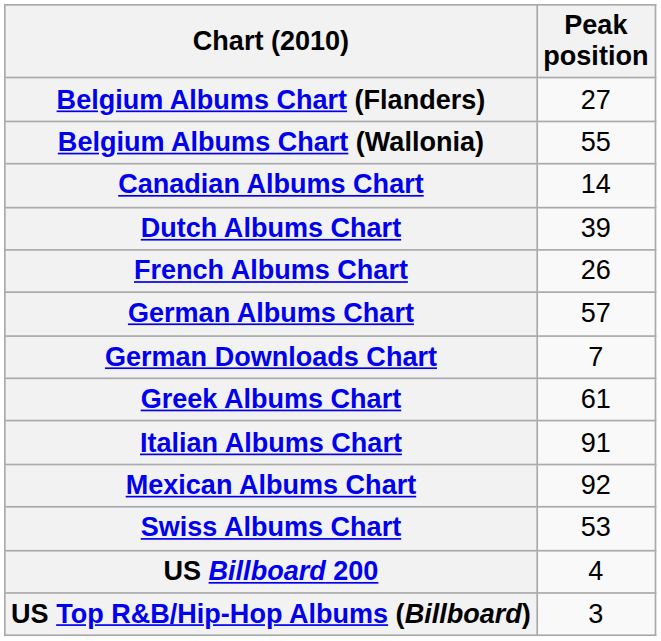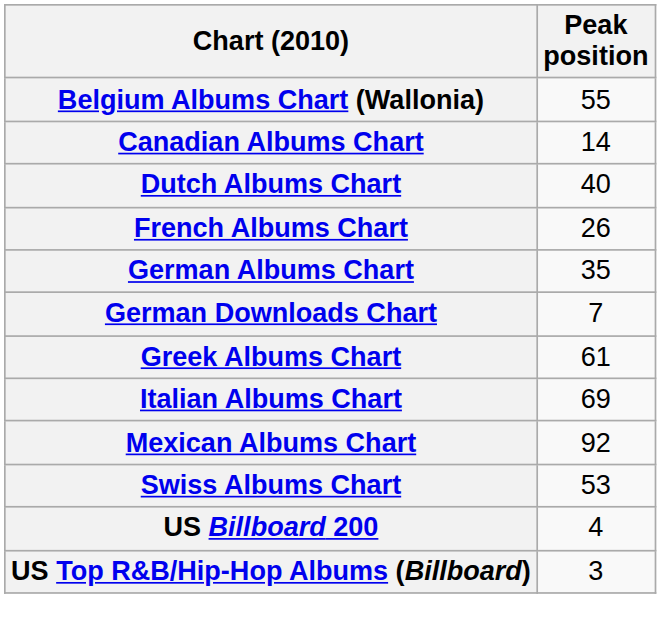- row: (271, 99)
(596, 227) 39 -> (596, 185) 40
(596, 313) 57 -> (596, 270) 35
(596, 442) 91 -> (596, 399) 69
